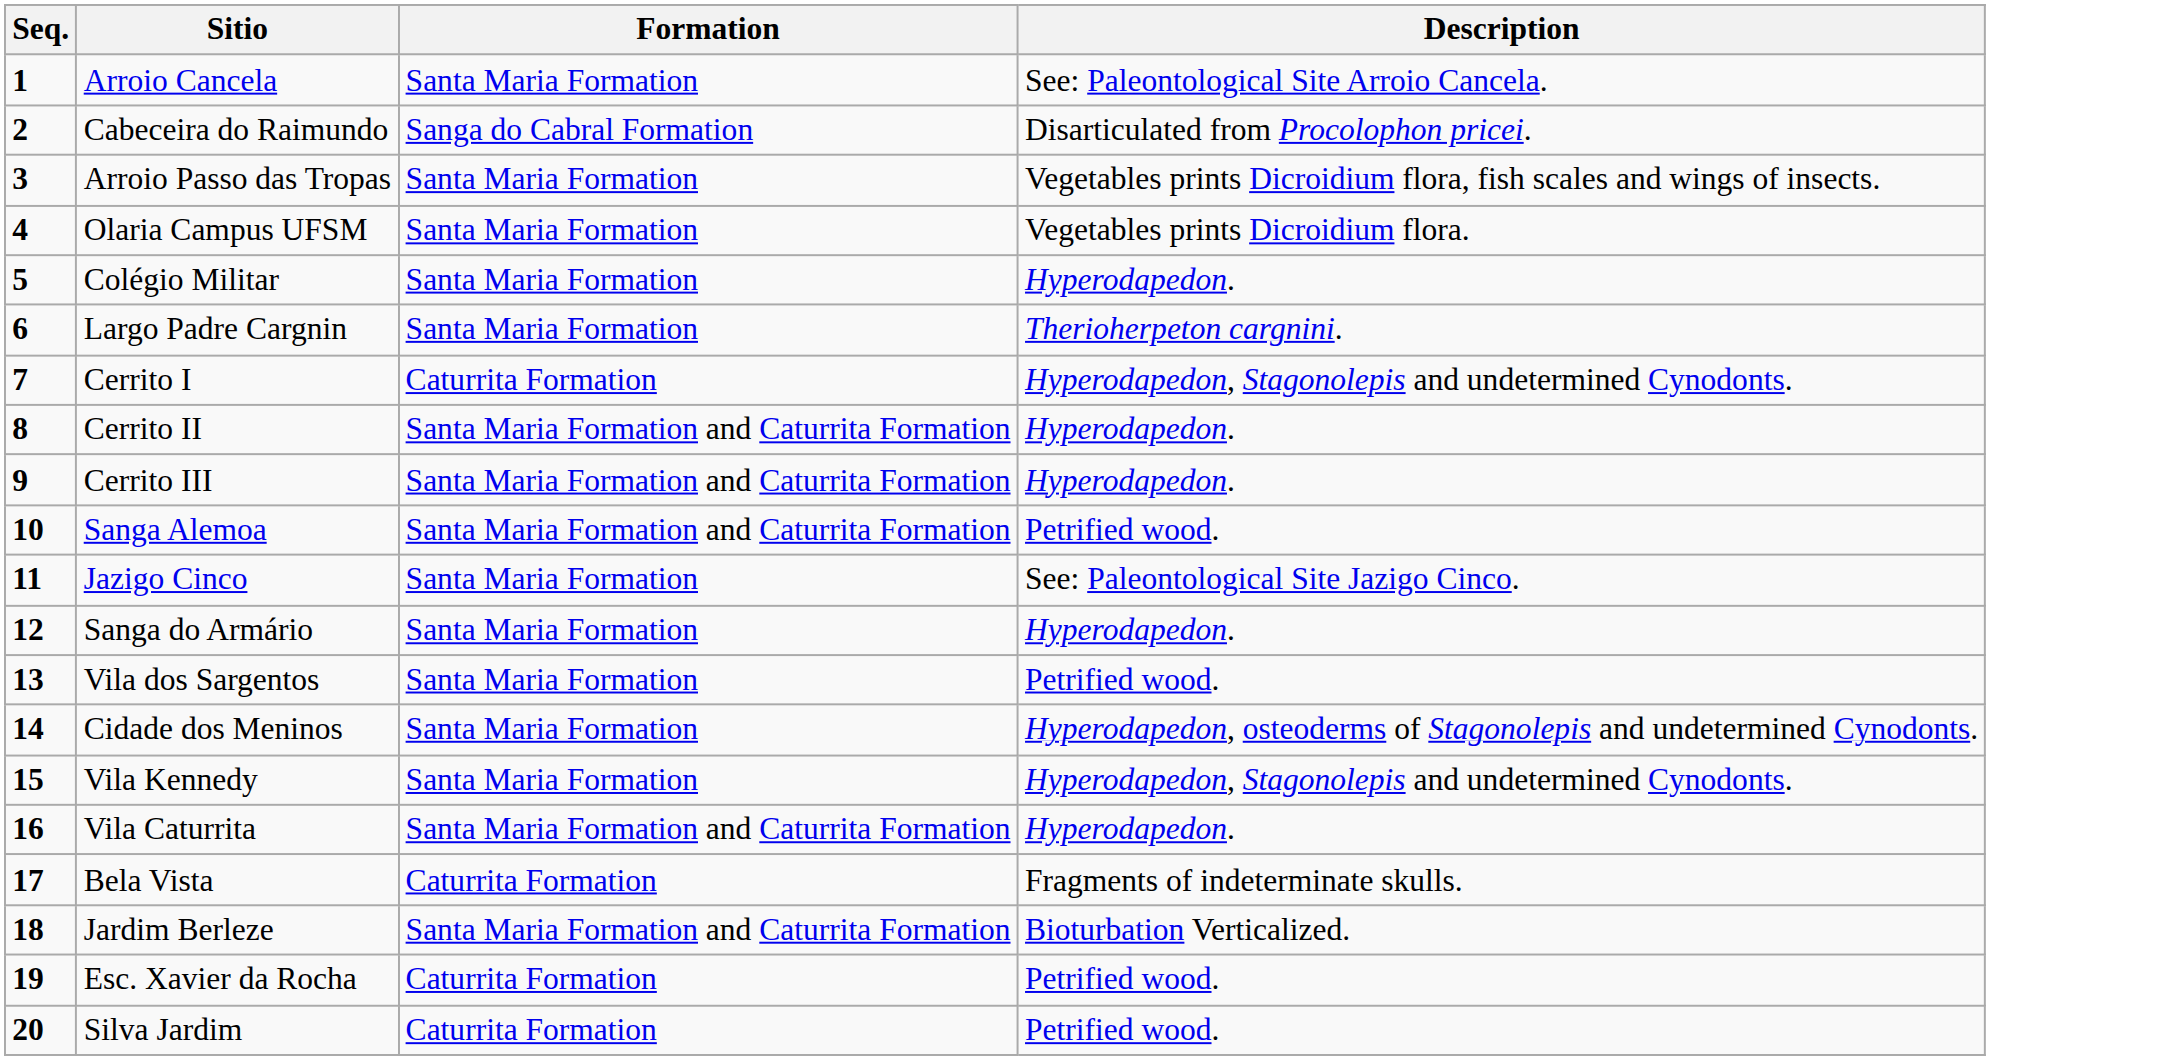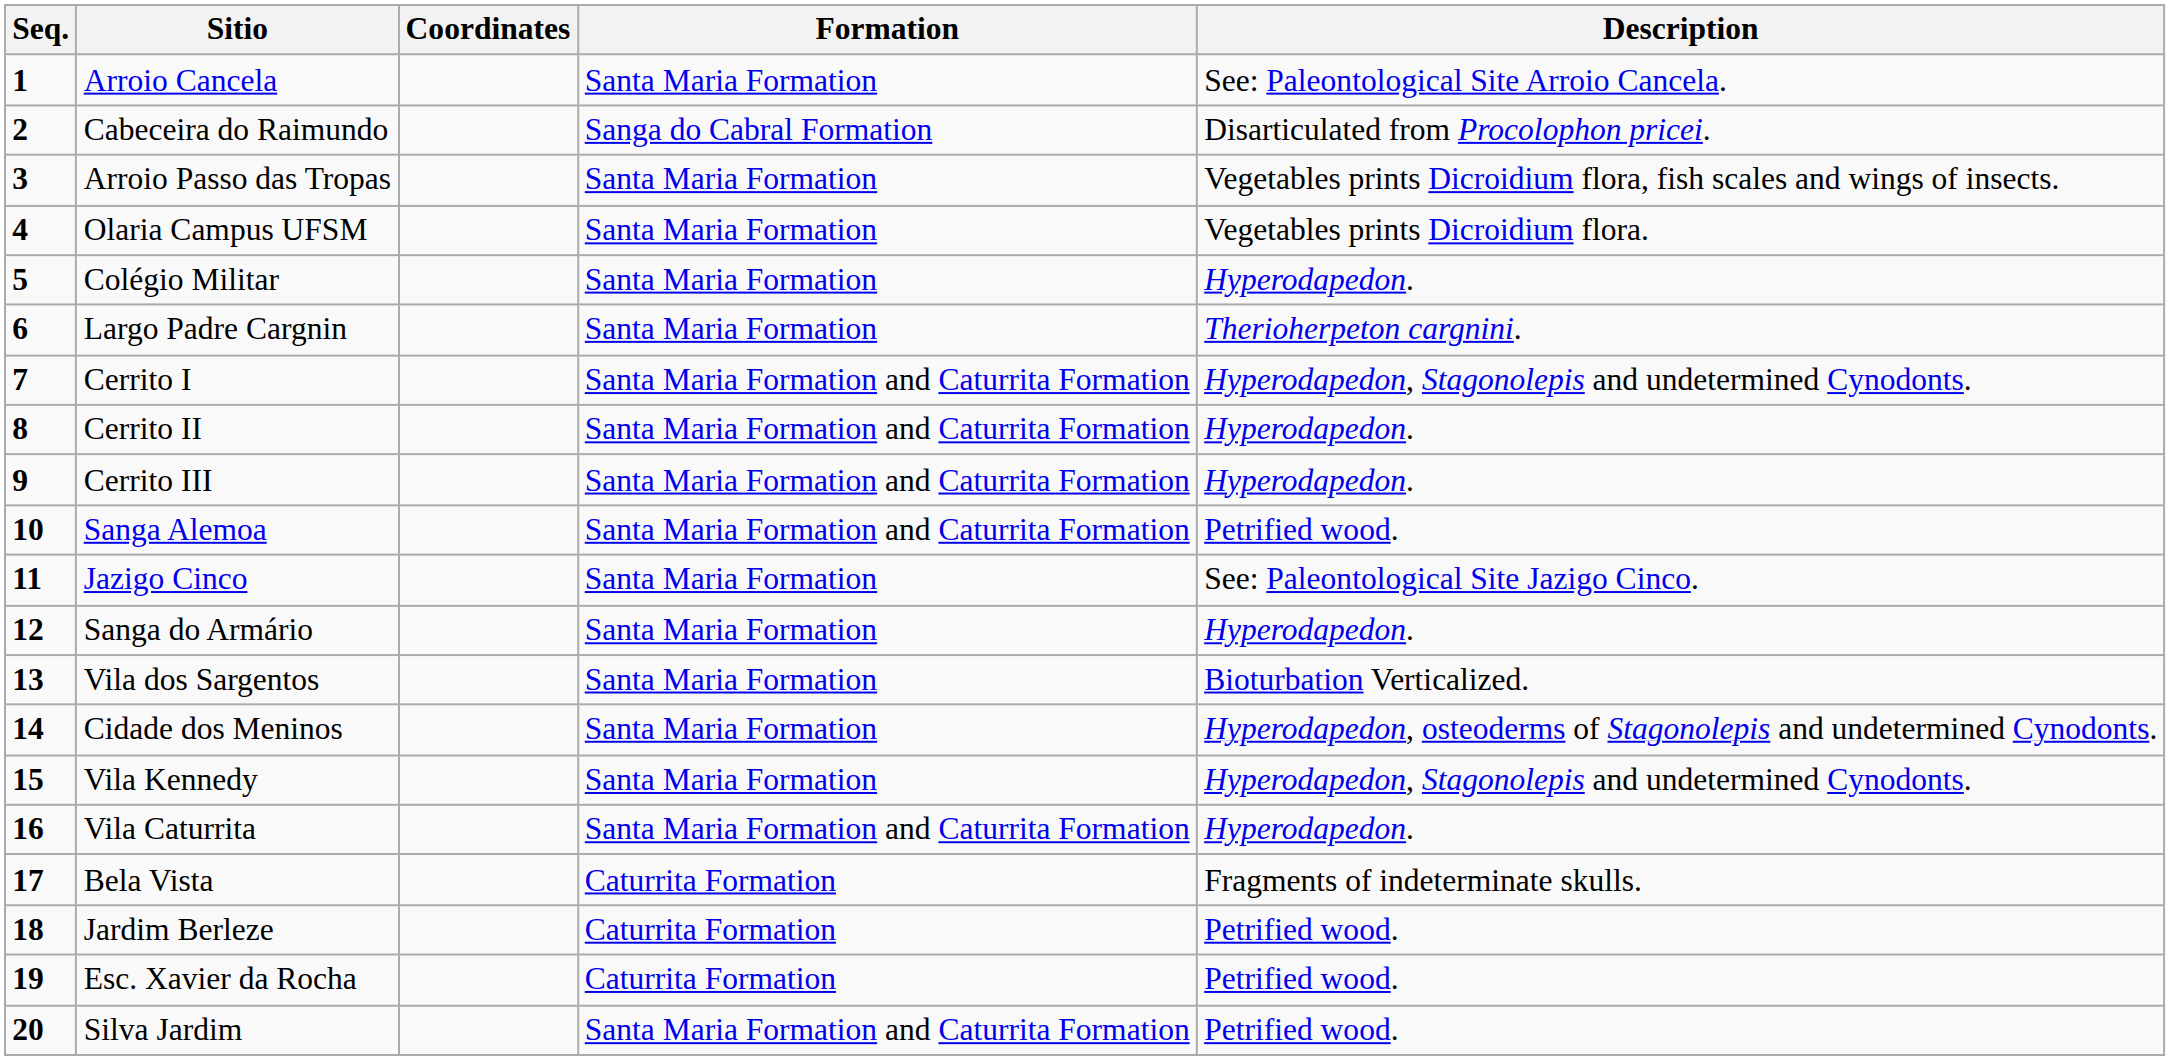+ column: (488, 29)
(531, 379) Caturrita Formation -> (887, 379) Santa Maria Formation and Caturrita Formation
(1122, 679) Petrified wood. -> (1367, 679) Bioturbation Verticalized.
(708, 929) Santa Maria Formation and Caturrita Formation -> (710, 929) Caturrita Formation
(1188, 929) Bioturbation Verticalized. -> (1301, 929) Petrified wood.
(531, 1029) Caturrita Formation -> (887, 1029) Santa Maria Formation and Caturrita Formation
